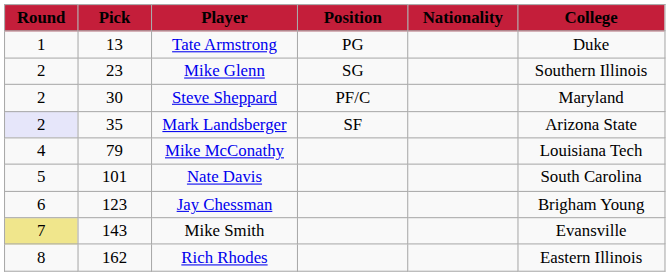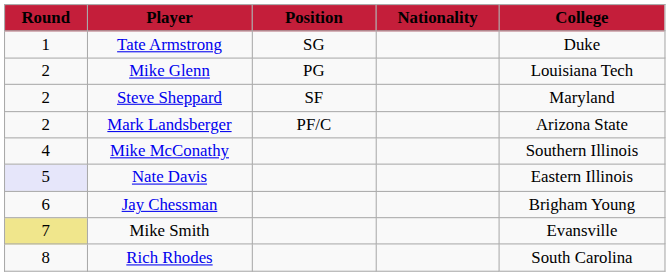- column: (114, 17)
(353, 44) PG -> (314, 44) SG
(353, 71) SG -> (314, 71) PG
(591, 71) Southern Illinois -> (582, 71) Louisiana Tech
(353, 97) PF/C -> (314, 97) SF
(41, 124) lavender background -> (46, 124) no background
(353, 124) SF -> (314, 124) PF/C
(591, 151) Louisiana Tech -> (582, 151) Southern Illinois
(41, 177) no background -> (46, 177) lavender background
(591, 177) South Carolina -> (582, 177) Eastern Illinois
(591, 257) Eastern Illinois -> (582, 257) South Carolina
